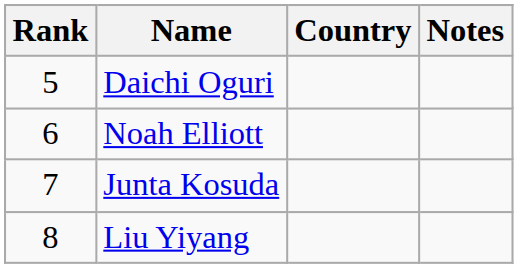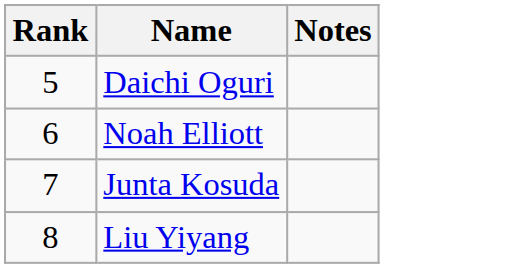- column: (353, 30)
